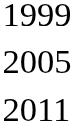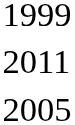rows swapped: (37, 61) <-> (36, 109)
